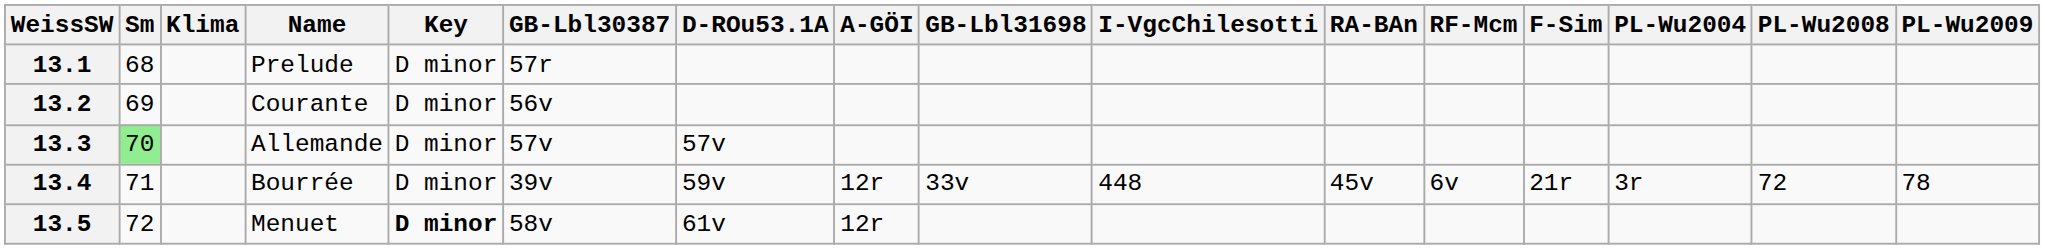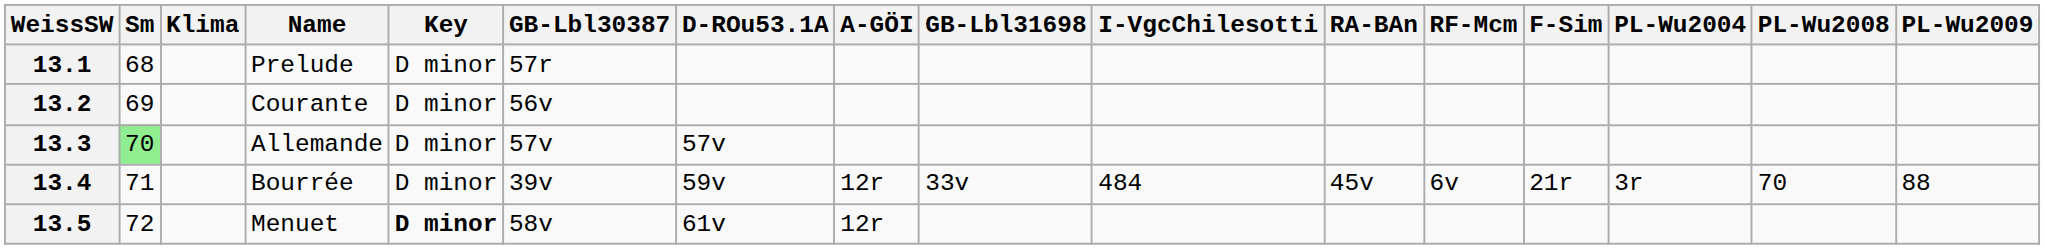(1120, 184) 448 -> (1120, 184) 484
(1772, 184) 72 -> (1772, 184) 70
(1916, 184) 78 -> (1916, 184) 88
